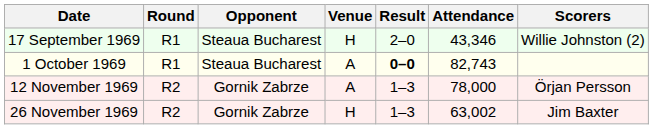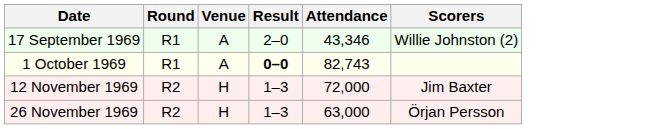- column: (261, 16)
(350, 40) H -> (224, 40) A
(350, 87) A -> (224, 87) H
(473, 87) 78,000 -> (347, 87) 72,000
(583, 87) Örjan Persson -> (456, 87) Jim Baxter
(473, 111) 63,002 -> (347, 111) 63,000
(583, 111) Jim Baxter -> (456, 111) Örjan Persson
